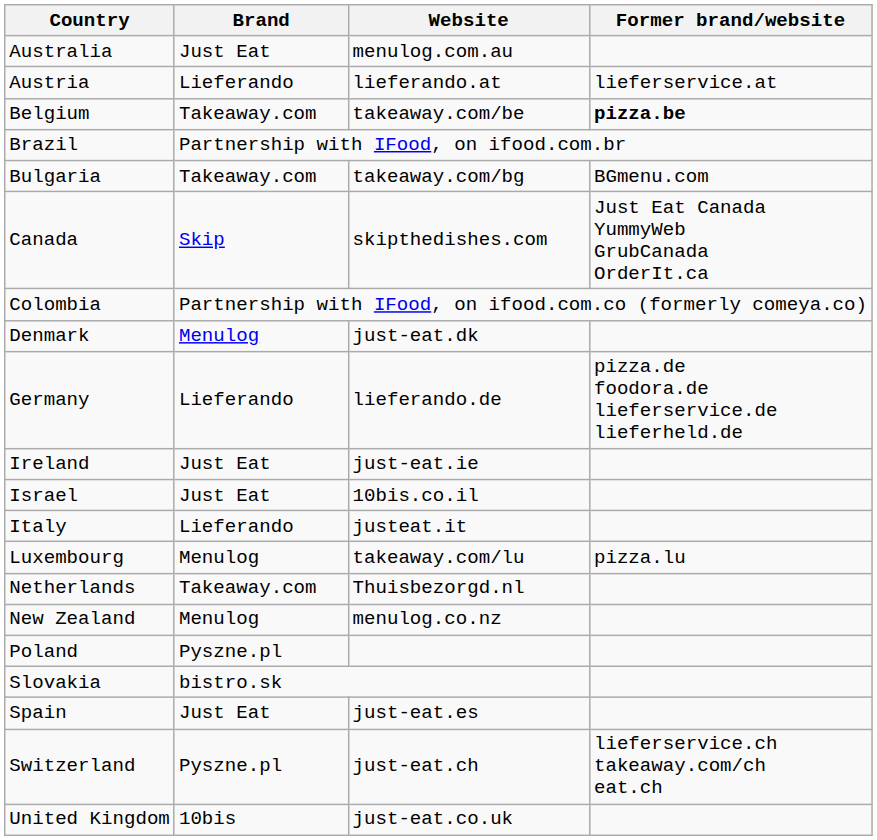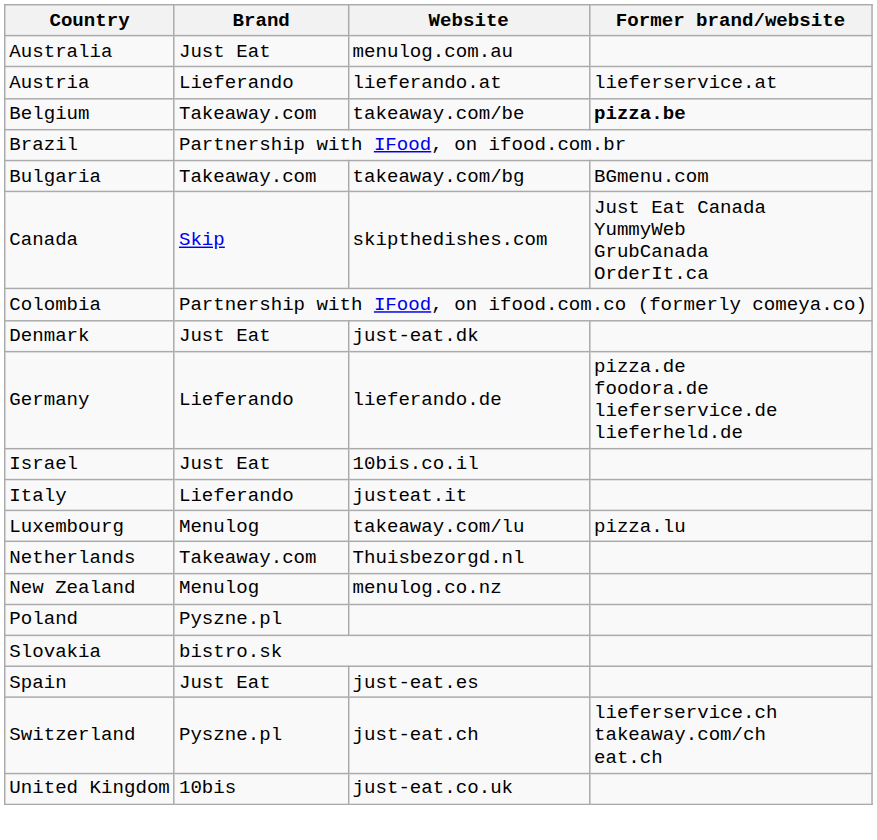(219, 336) Menulog -> (225, 336) Just Eat
- row: (49, 464)
